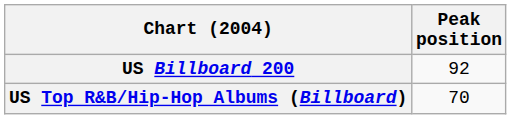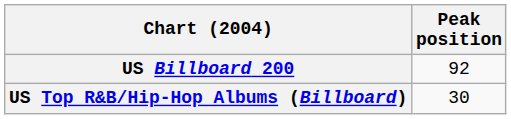(459, 98) 70 -> (459, 98) 30
